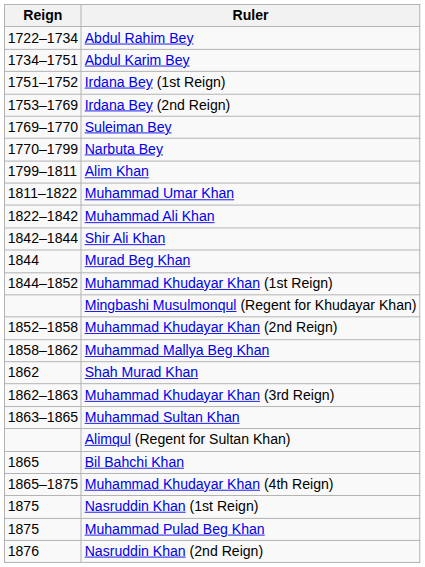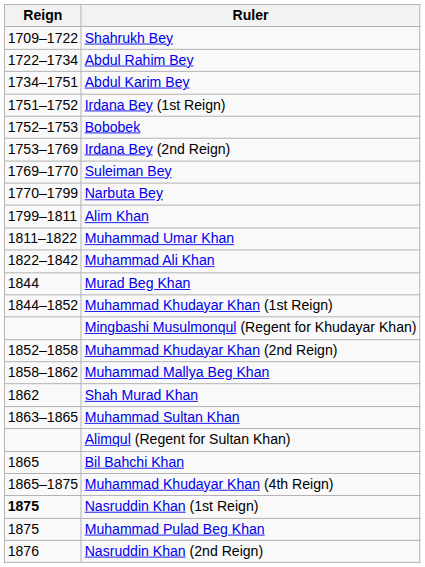+ row: (129, 37)
+ row: (112, 127)
- row: (125, 238)
- row: (209, 395)
(23, 506) normal -> (23, 506) bold
